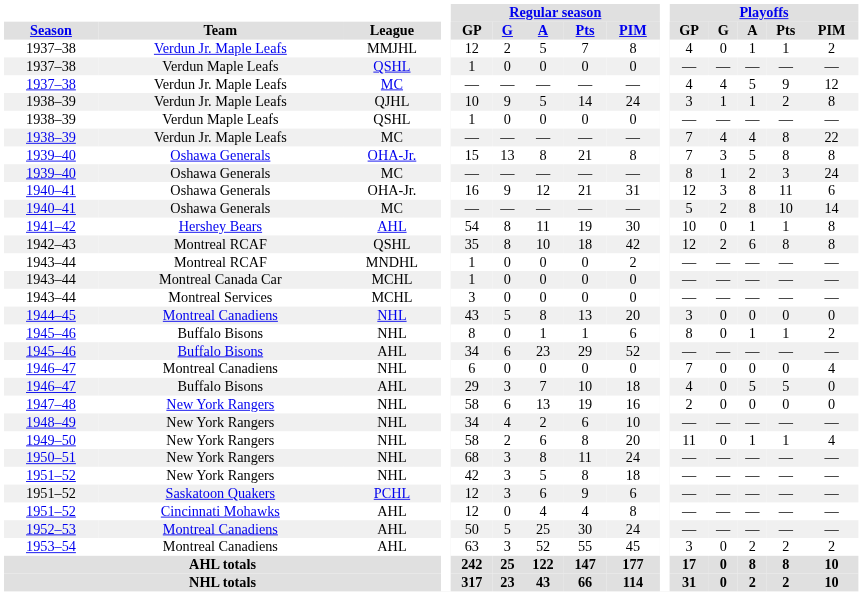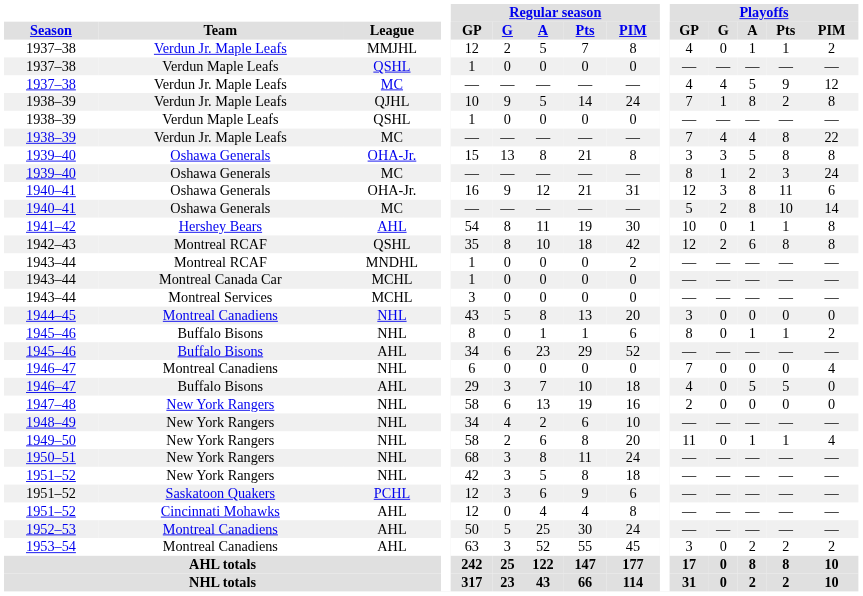(689, 101) 3 -> (689, 101) 7
(752, 101) 1 -> (752, 101) 8
(689, 155) 7 -> (689, 155) 3
